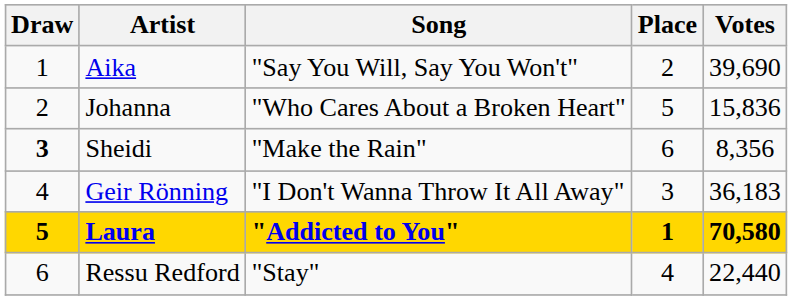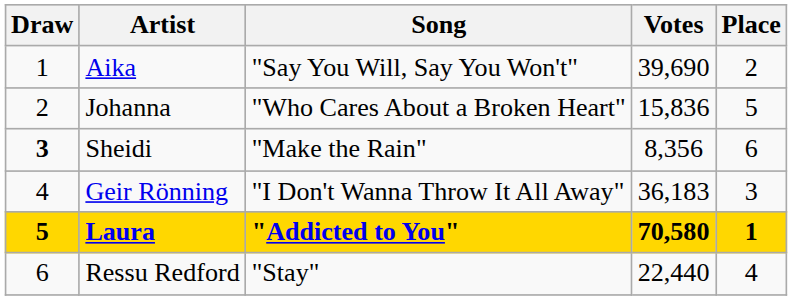columns swapped: (745, 25) <-> (667, 25)
